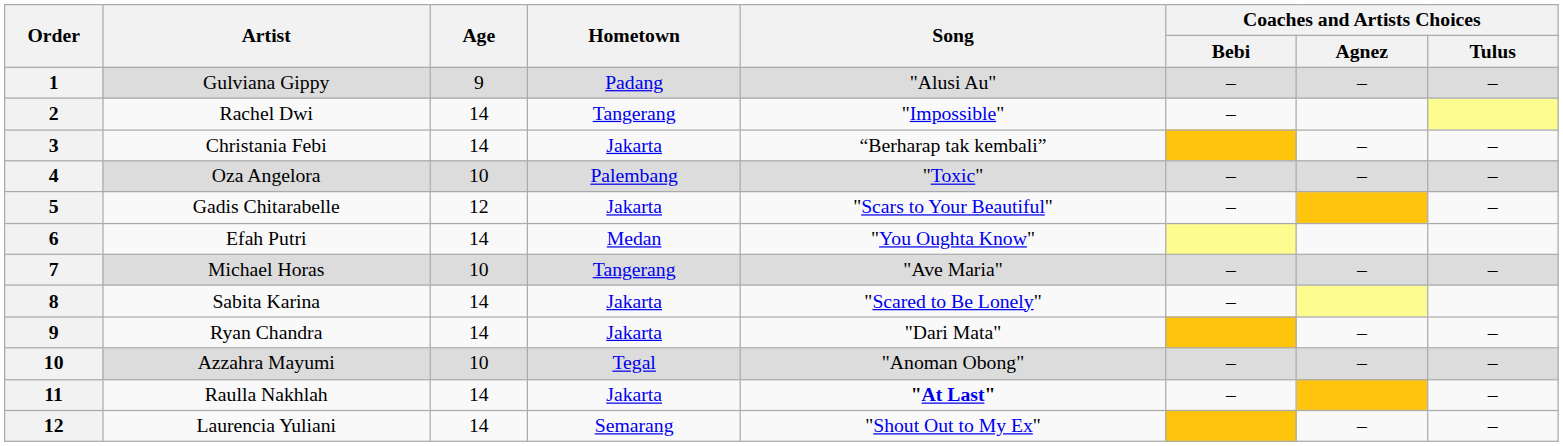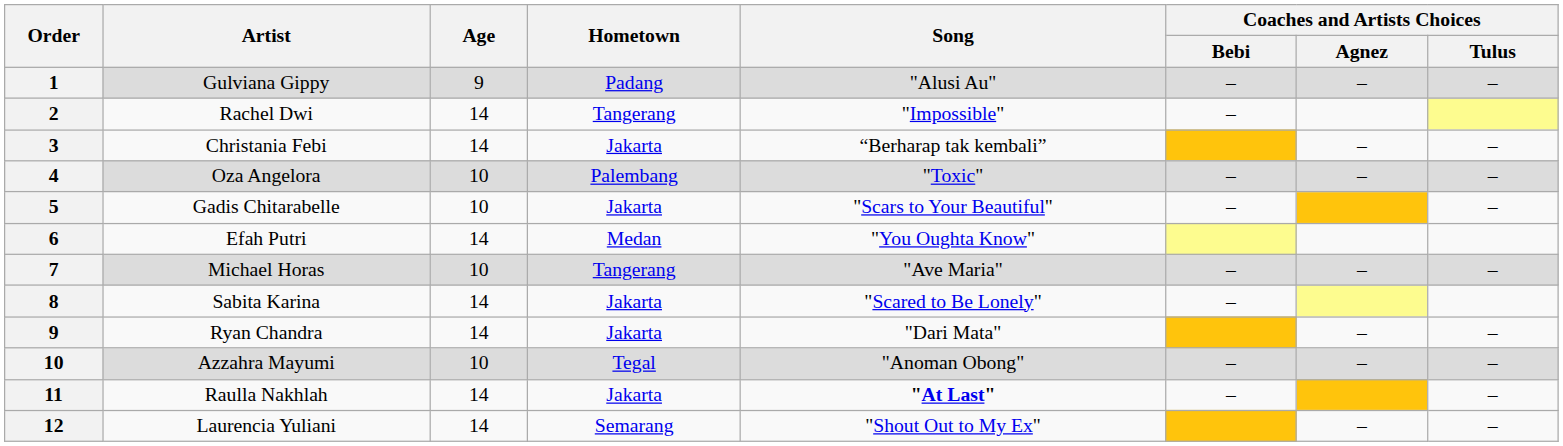(479, 207) 12 -> (479, 207) 10
